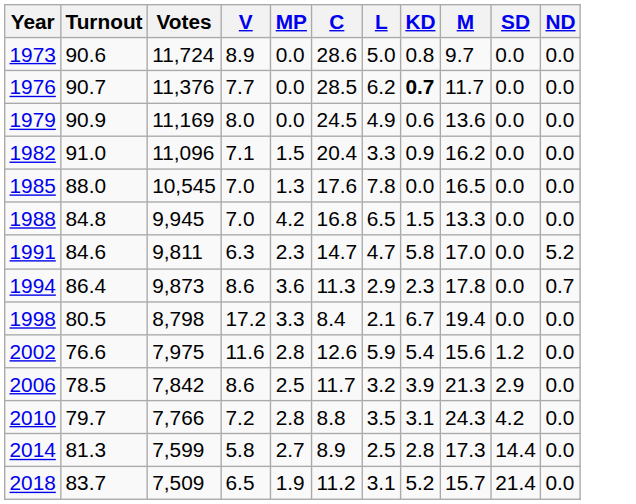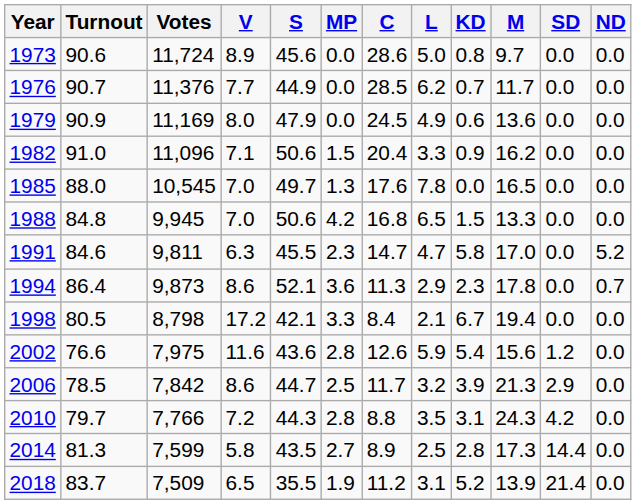+ column: (296, 21)
(420, 87) bold -> (470, 87) normal
(465, 483) 15.7 -> (516, 483) 13.9
